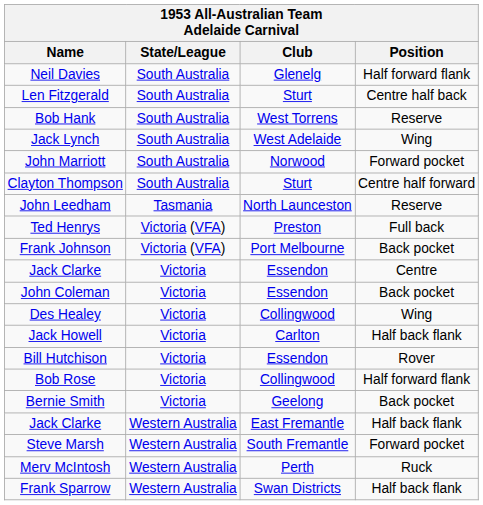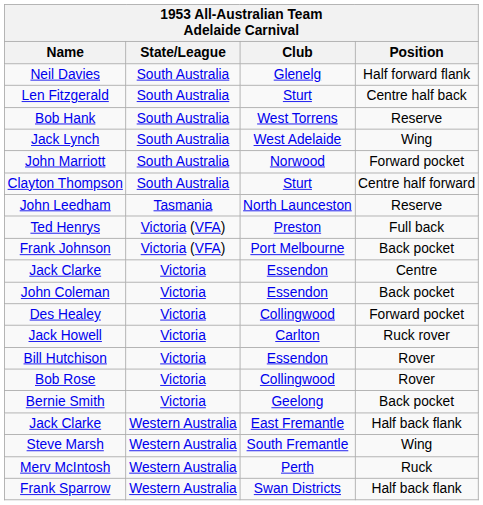(417, 314) Wing -> (417, 314) Forward pocket
(417, 336) Half back flank -> (417, 336) Ruck rover
(417, 380) Half forward flank -> (417, 380) Rover
(417, 445) Forward pocket -> (417, 445) Wing
